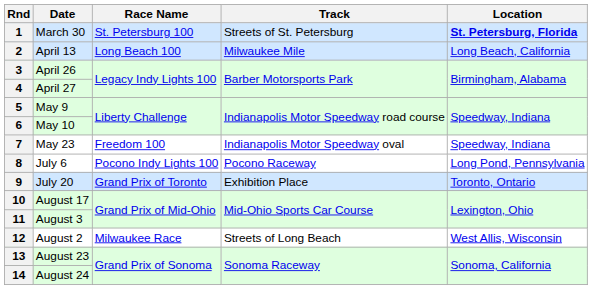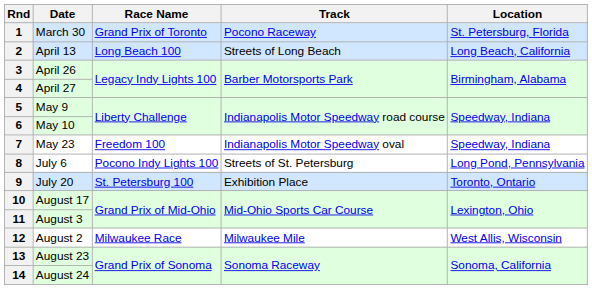(144, 32) St. Petersburg 100 -> (151, 32) Grand Prix of Toronto
(289, 32) Streets of St. Petersburg -> (270, 32) Pocono Raceway
(514, 32) bold -> (510, 32) normal
(264, 51) Milwaukee Mile -> (282, 51) Streets of Long Beach
(270, 163) Pocono Raceway -> (289, 163) Streets of St. Petersburg
(151, 181) Grand Prix of Toronto -> (144, 181) St. Petersburg 100
(282, 237) Streets of Long Beach -> (264, 237) Milwaukee Mile
